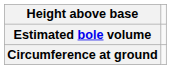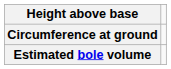rows swapped: (82, 54) <-> (82, 34)
